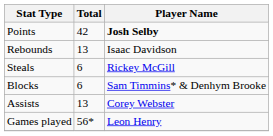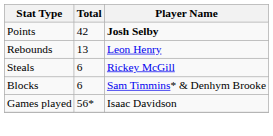(142, 49) Isaac Davidson -> (134, 49) Leon Henry
- row: (23, 103)
(134, 121) Leon Henry -> (142, 103) Isaac Davidson
